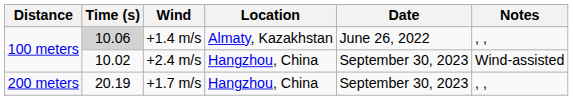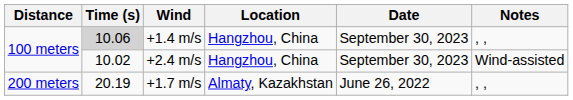(270, 38) Almaty, Kazakhstan -> (263, 38) Hangzhou, China
(385, 38) June 26, 2022 -> (404, 38) September 30, 2023
(263, 83) Hangzhou, China -> (270, 83) Almaty, Kazakhstan
(404, 83) September 30, 2023 -> (385, 83) June 26, 2022
